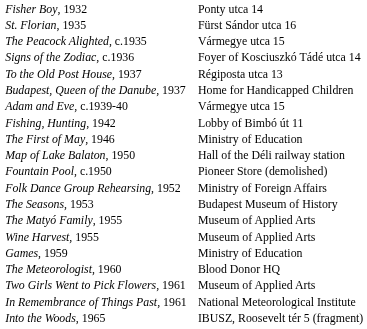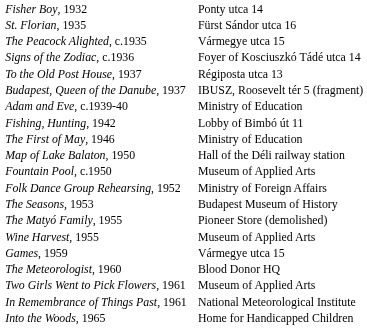(276, 90) Home for Handicapped Children -> (281, 90) IBUSZ, Roosevelt tér 5 (fragment)
(241, 106) Vármegye utca 15 -> (250, 106) Ministry of Education
(263, 171) Pioneer Store (demolished) -> (257, 171) Museum of Applied Arts
(257, 220) Museum of Applied Arts -> (263, 220) Pioneer Store (demolished)
(250, 253) Ministry of Education -> (241, 253) Vármegye utca 15
(281, 318) IBUSZ, Roosevelt tér 5 (fragment) -> (276, 318) Home for Handicapped Children
